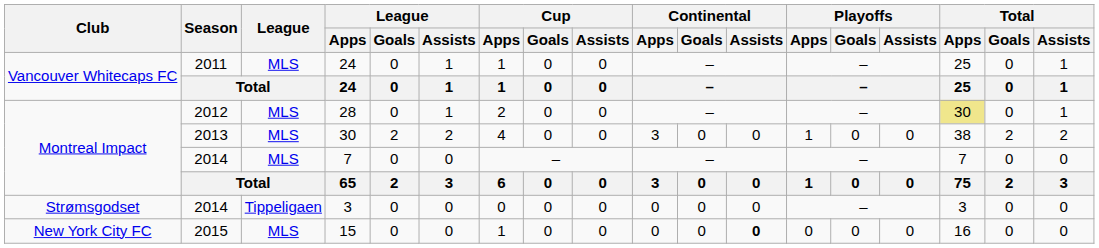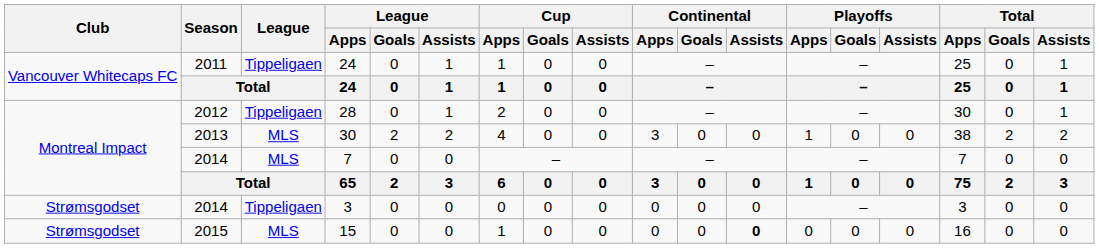(283, 64) MLS -> (283, 64) Tippeligaen
(283, 111) MLS -> (283, 111) Tippeligaen
(962, 111) khaki background -> (962, 111) no background
(93, 231) New York City FC -> (93, 231) Strømsgodset
